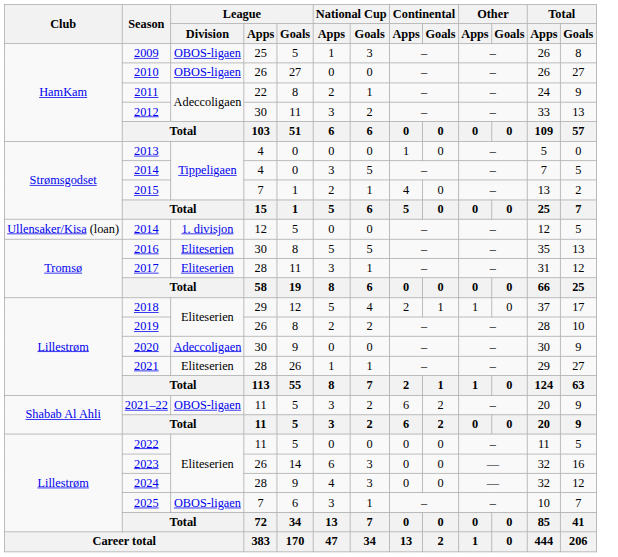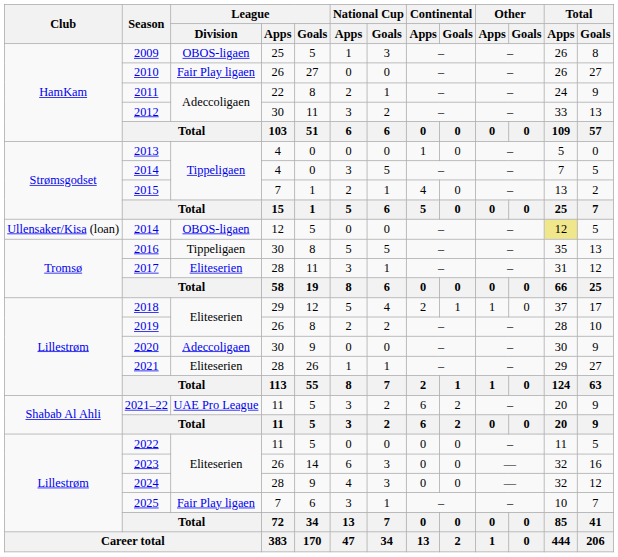(207, 72) OBOS-ligaen -> (216, 72) Fair Play ligaen
(207, 229) 1. divisjon -> (216, 229) OBOS-ligaen
(544, 229) no background -> (561, 229) khaki background
(207, 248) Eliteserien -> (216, 248) Tippeligaen
(207, 405) OBOS-ligaen -> (216, 405) UAE Pro League
(207, 502) OBOS-ligaen -> (216, 502) Fair Play ligaen
